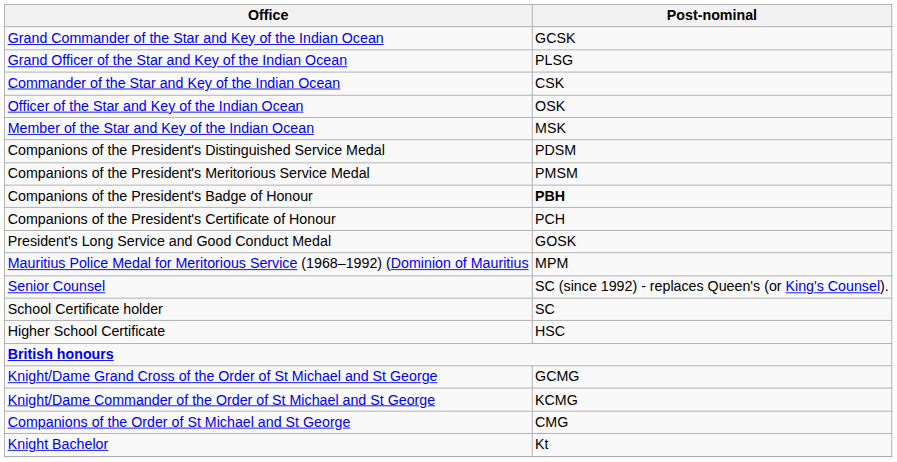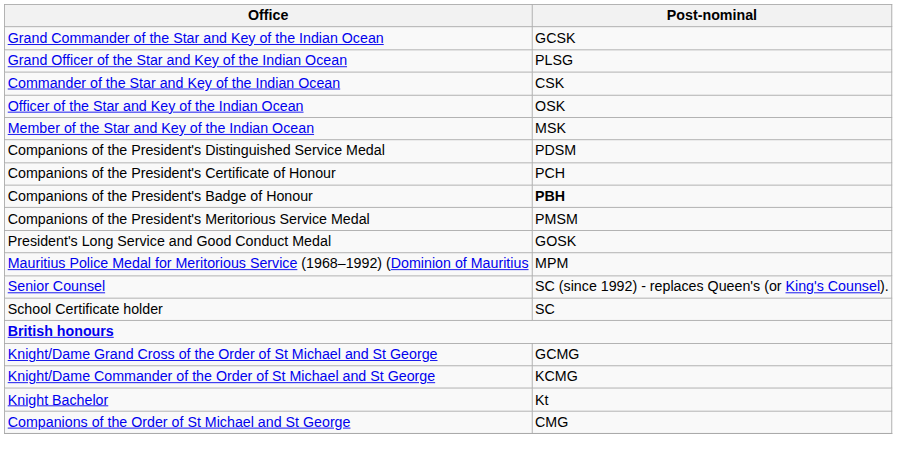rows swapped: (189, 173) <-> (172, 219)
- row: (86, 331)
rows swapped: (179, 422) <-> (58, 444)
